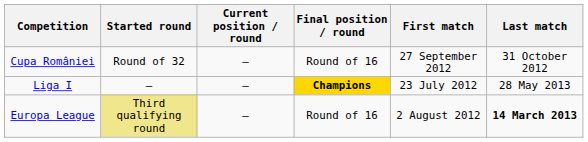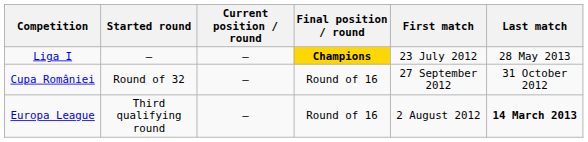rows swapped: (53, 86) <-> (53, 62)
(149, 116) khaki background -> (149, 116) no background
